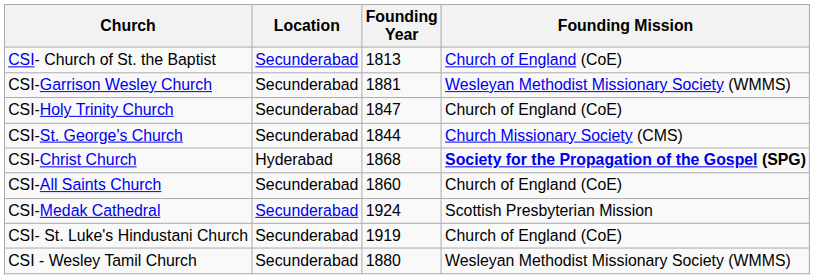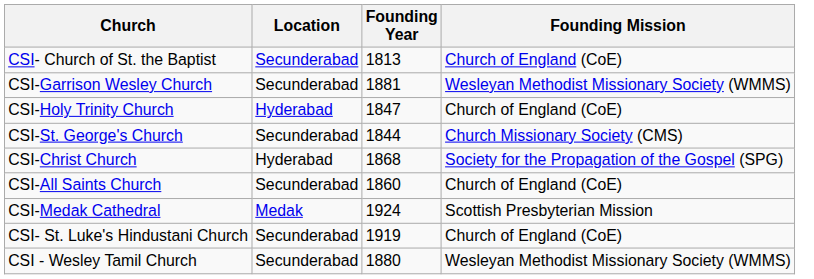(307, 110) Secunderabad -> (294, 110) Hyderabad
(626, 160) bold -> (614, 160) normal
(307, 210) Secunderabad -> (279, 210) Medak
